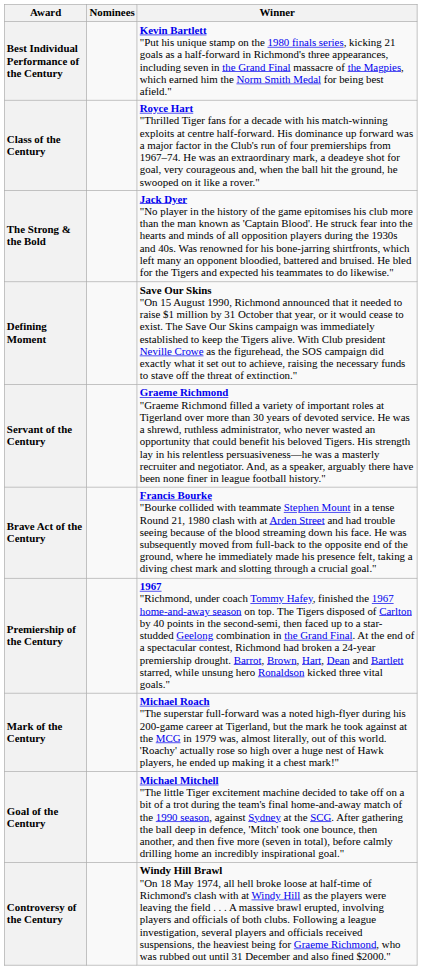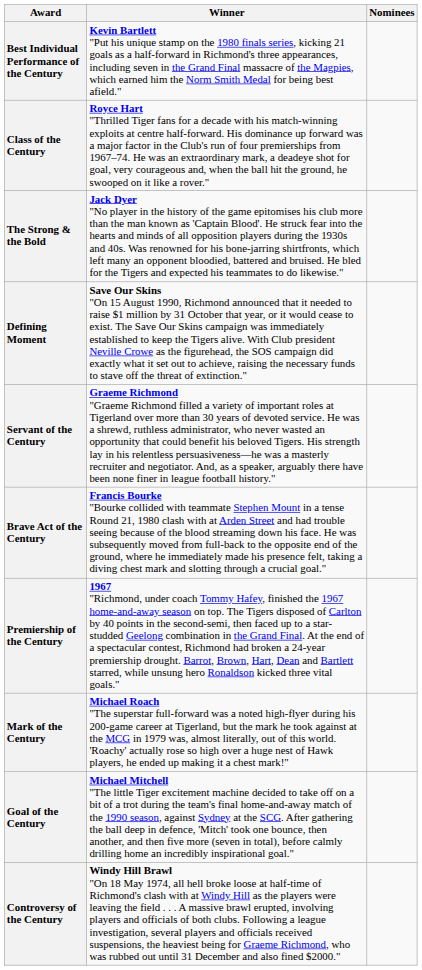columns swapped: (277, 13) <-> (112, 13)
